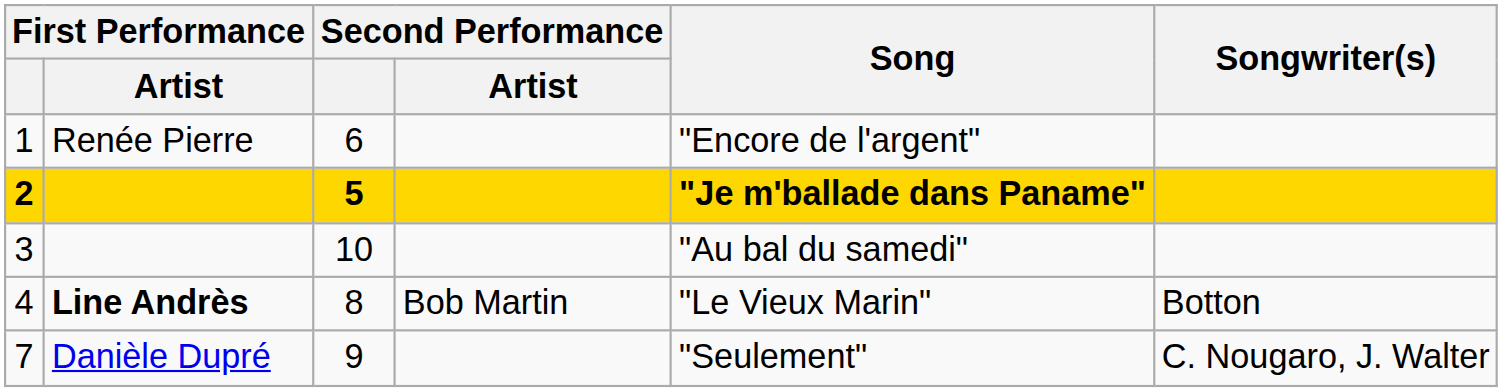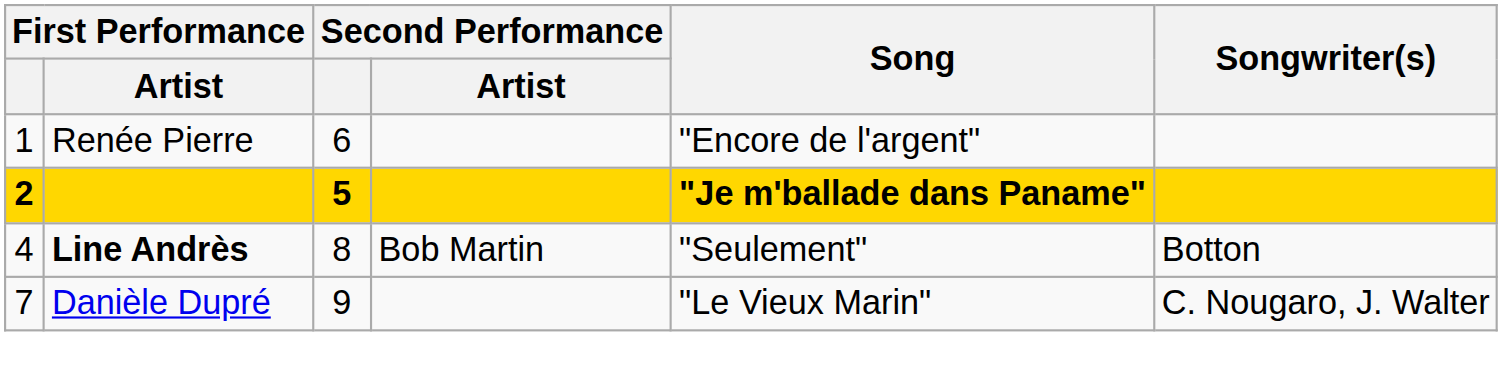- row: (24, 248)
(805, 303) "Le Vieux Marin" -> (773, 248) "Seulement"
(773, 357) "Seulement" -> (805, 303) "Le Vieux Marin"
